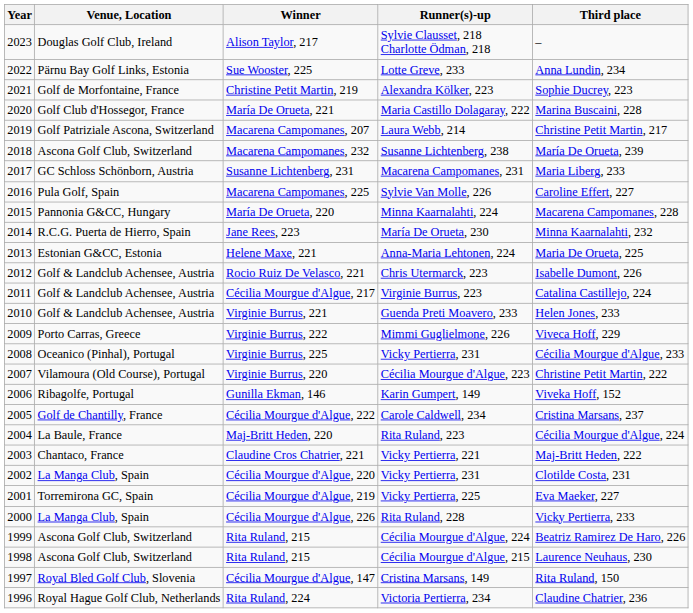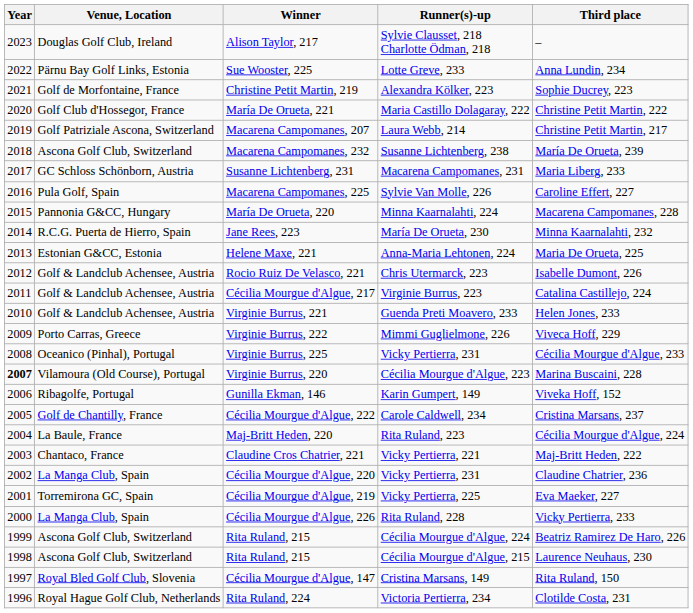(588, 110) Marina Buscaini, 228 -> (601, 110) Christine Petit Martin, 222
(20, 374) normal -> (20, 374) bold
(601, 374) Christine Petit Martin, 222 -> (588, 374) Marina Buscaini, 228
(583, 476) Clotilde Costa, 231 -> (591, 476) Claudine Chatrier, 236
(591, 597) Claudine Chatrier, 236 -> (583, 597) Clotilde Costa, 231
